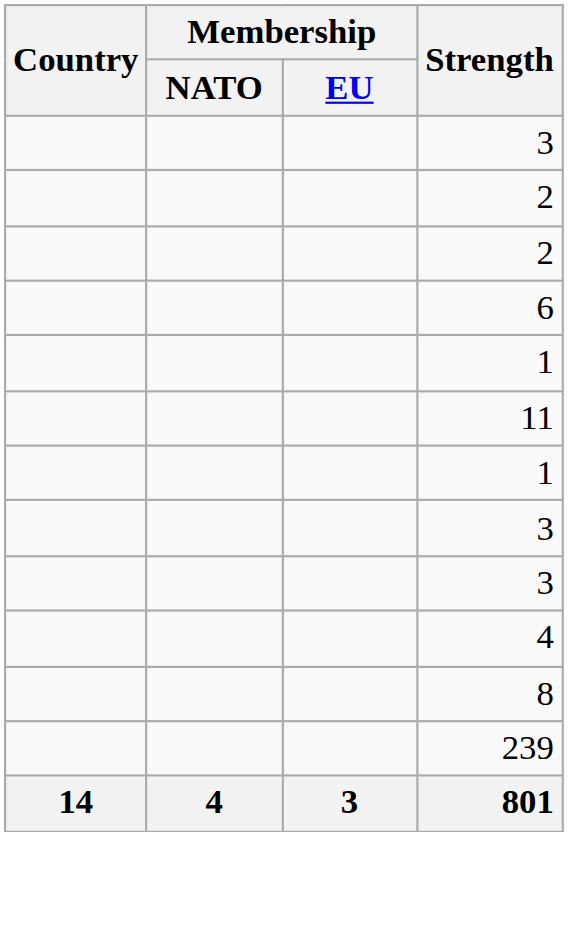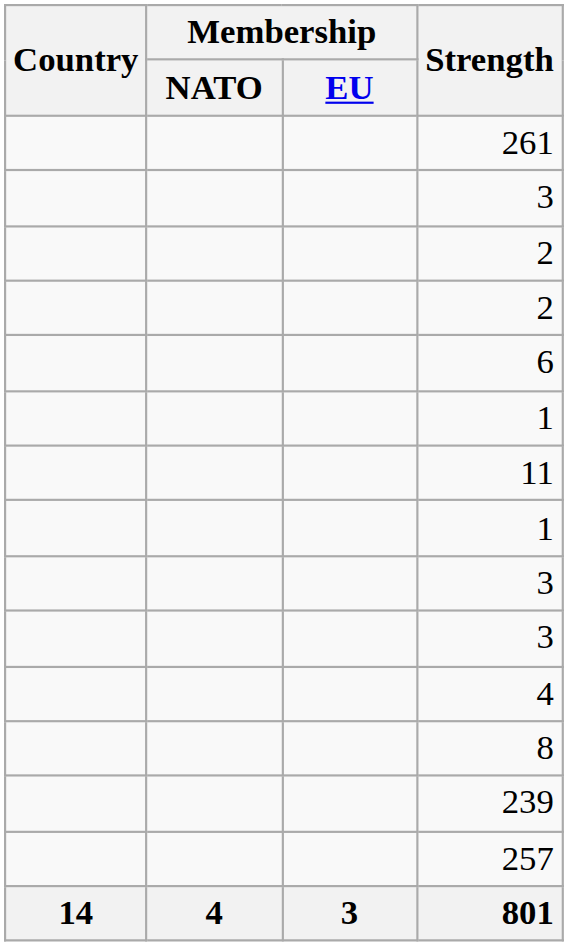+ row: (76, 143)
+ row: (76, 859)
